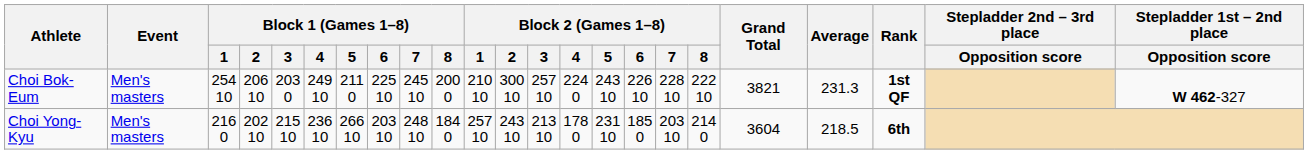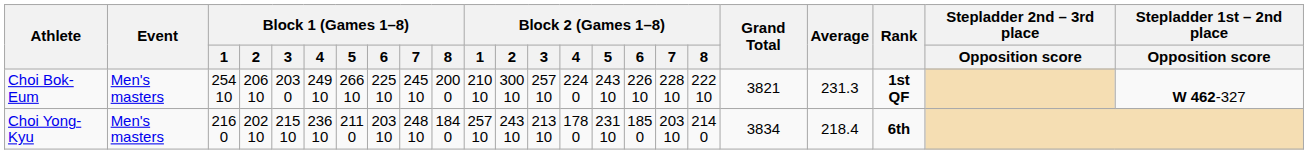(352, 89) 211 0 -> (352, 89) 266 10
(352, 129) 266 10 -> (352, 129) 211 0
(763, 129) 3604 -> (763, 129) 3834
(840, 129) 218.5 -> (840, 129) 218.4
